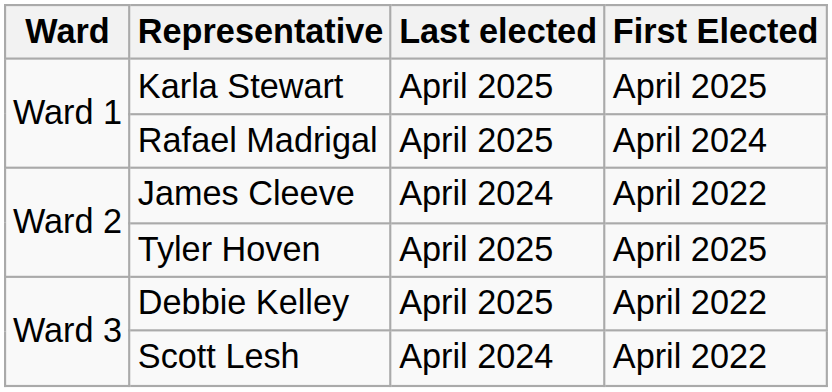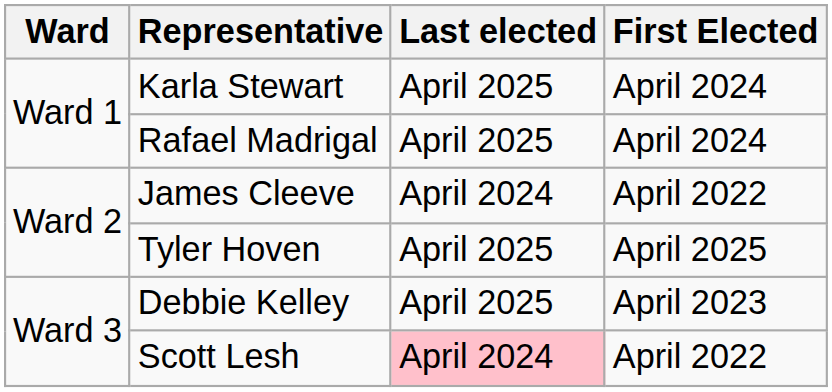(690, 85) April 2025 -> (690, 85) April 2024
(690, 303) April 2022 -> (690, 303) April 2023
(476, 357) no background -> (476, 357) pink background
